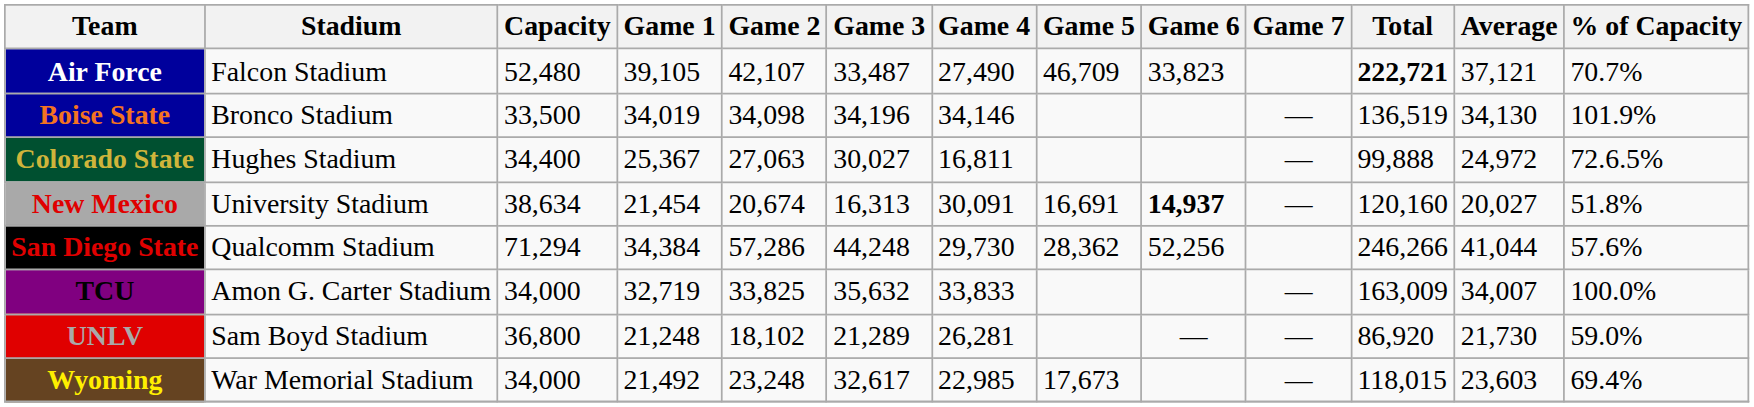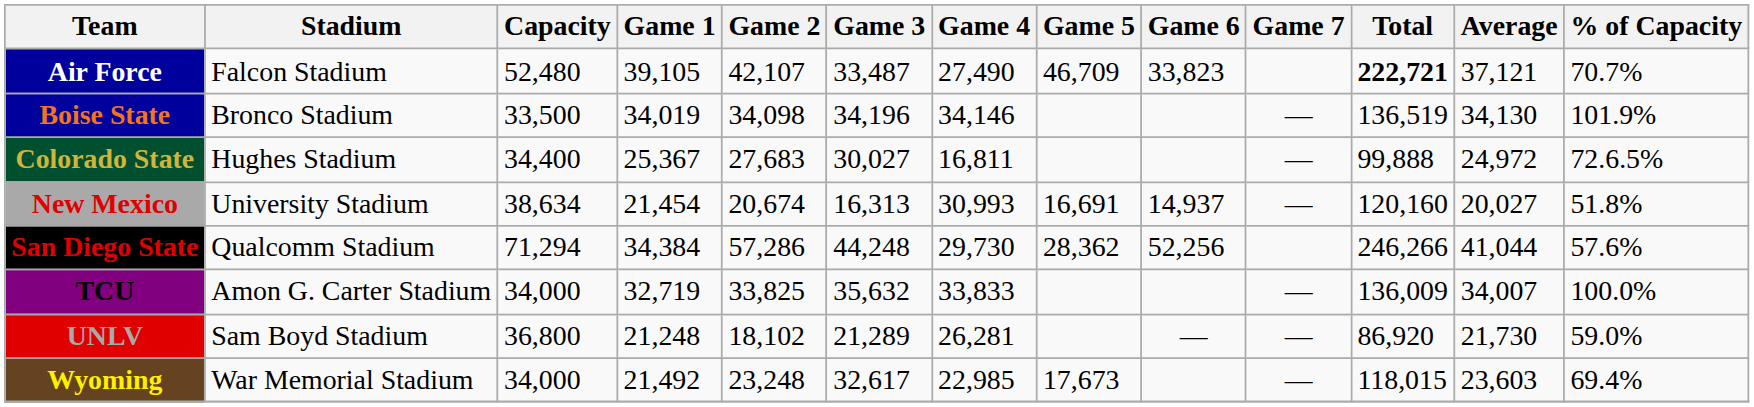(767, 159) 27,063 -> (767, 159) 27,683
(976, 203) 30,091 -> (976, 203) 30,993
(1186, 203) bold -> (1186, 203) normal
(1403, 291) 163,009 -> (1403, 291) 136,009
